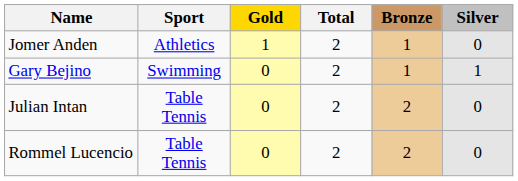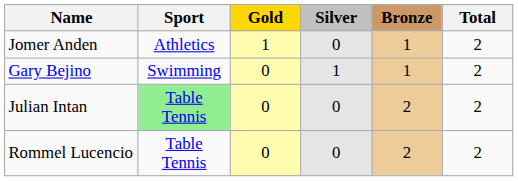columns swapped: (478, 17) <-> (336, 17)
(184, 107) no background -> (184, 107) lightgreen background
